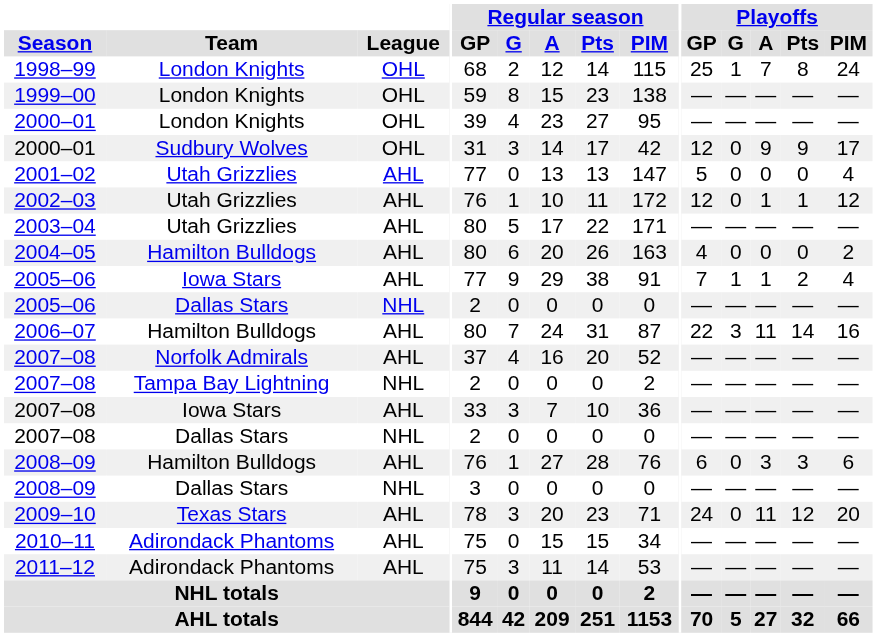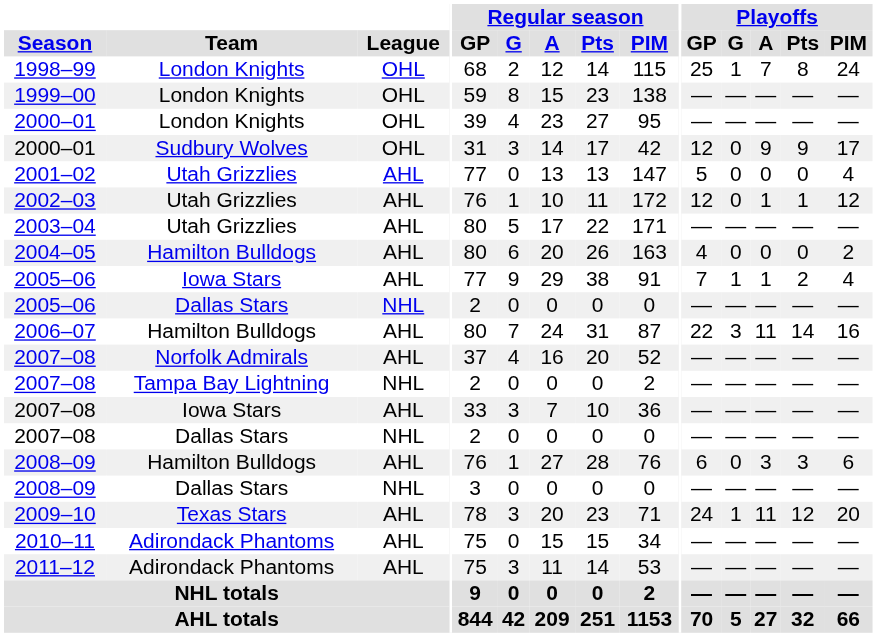(736, 514) 0 -> (736, 514) 1
